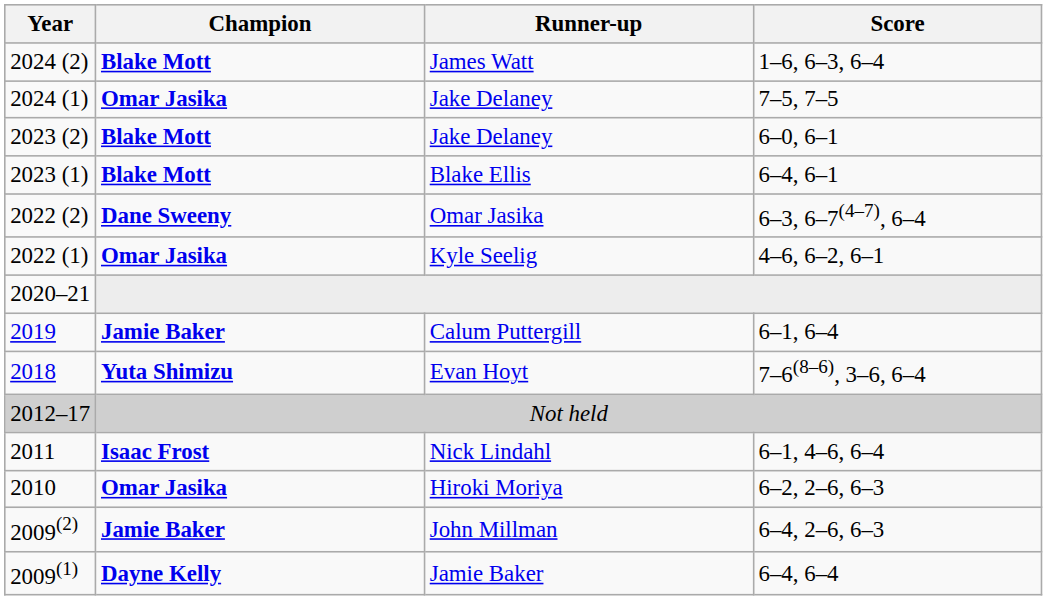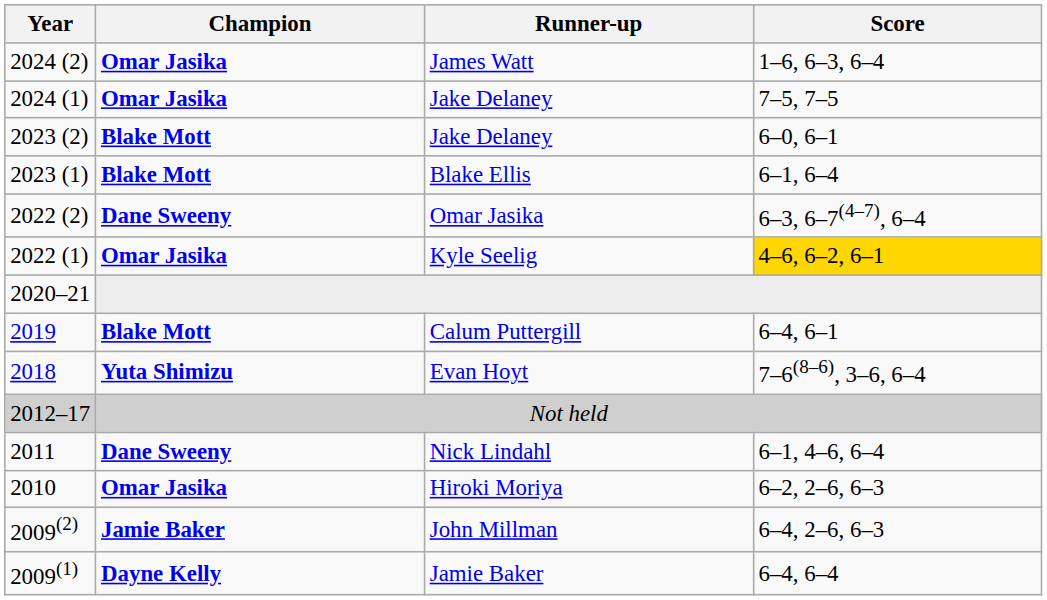(156, 61) Blake Mott -> (164, 61) Omar Jasika
(799, 174) 6–4, 6–1 -> (799, 174) 6–1, 6–4
(821, 256) no background -> (821, 256) gold background
(163, 331) Jamie Baker -> (156, 331) Blake Mott
(799, 331) 6–1, 6–4 -> (799, 331) 6–4, 6–1
(155, 451) Isaac Frost -> (166, 451) Dane Sweeny
